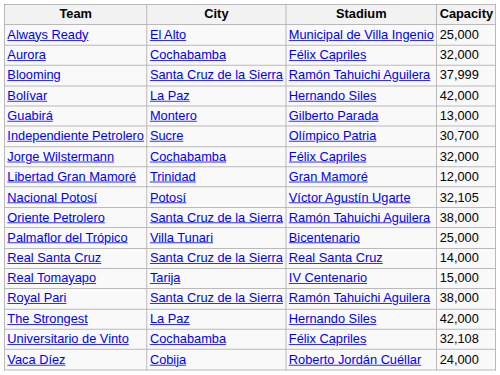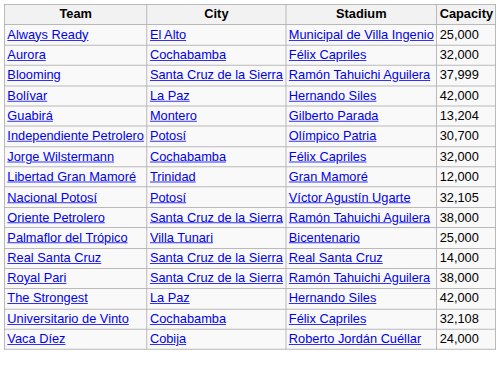(459, 116) 13,000 -> (459, 116) 13,204
(167, 136) Sucre -> (168, 136) Potosí
- row: (52, 278)
